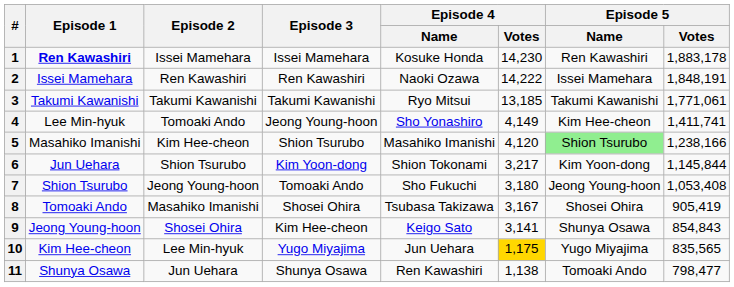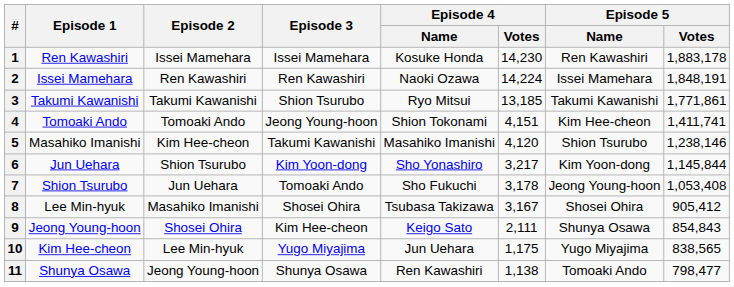(85, 57) bold -> (85, 57) normal
(522, 79) 14,222 -> (522, 79) 14,224
(321, 100) Takumi Kawanishi -> (321, 100) Shion Tsurubo
(697, 100) 1,771,061 -> (697, 100) 1,771,861
(85, 121) Lee Min-hyuk -> (85, 121) Tomoaki Ando
(439, 121) Sho Yonashiro -> (439, 121) Shion Tokonami
(522, 121) 4,149 -> (522, 121) 4,151
(321, 143) Shion Tsurubo -> (321, 143) Takumi Kawanishi
(604, 143) lightgreen background -> (604, 143) no background
(697, 143) 1,238,166 -> (697, 143) 1,238,146
(439, 164) Shion Tokonami -> (439, 164) Sho Yonashiro
(203, 185) Jeong Young-hoon -> (203, 185) Jun Uehara
(522, 185) 3,180 -> (522, 185) 3,178
(85, 206) Tomoaki Ando -> (85, 206) Lee Min-hyuk
(697, 206) 905,419 -> (697, 206) 905,412
(522, 228) 3,141 -> (522, 228) 2,111
(522, 249) gold background -> (522, 249) no background
(697, 249) 835,565 -> (697, 249) 838,565
(203, 270) Jun Uehara -> (203, 270) Jeong Young-hoon
